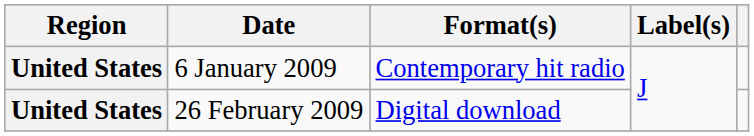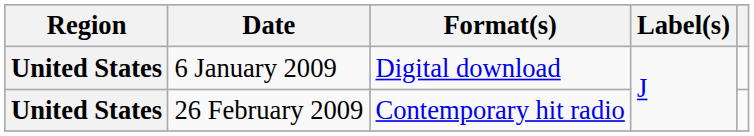(500, 67) Contemporary hit radio -> (468, 67) Digital download
(468, 109) Digital download -> (500, 109) Contemporary hit radio
